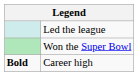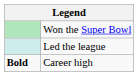rows swapped: (87, 46) <-> (74, 29)
